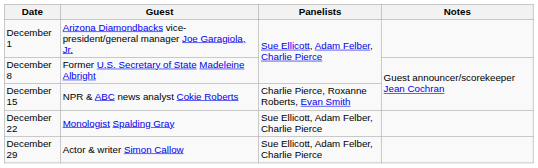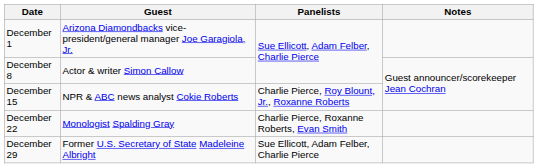(154, 70) Former U.S. Secretary of State Madeleine Albright -> (123, 70) Actor & writer Simon Callow
(314, 97) Charlie Pierce, Roxanne Roberts, Evan Smith -> (316, 97) Charlie Pierce, Roy Blount, Jr., Roxanne Roberts
(317, 123) Sue Ellicott, Adam Felber, Charlie Pierce -> (311, 123) Charlie Pierce, Roxanne Roberts, Evan Smith
(123, 150) Actor & writer Simon Callow -> (153, 150) Former U.S. Secretary of State Madeleine Albright
